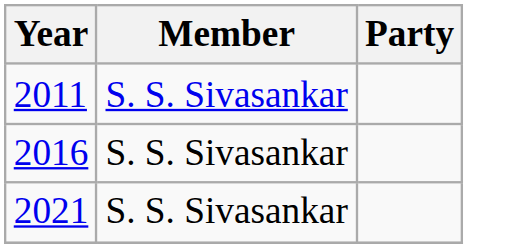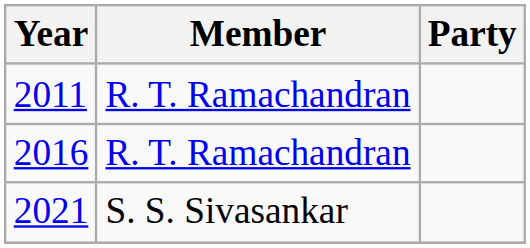(227, 93) S. S. Sivasankar -> (258, 93) R. T. Ramachandran
(227, 152) S. S. Sivasankar -> (258, 152) R. T. Ramachandran
